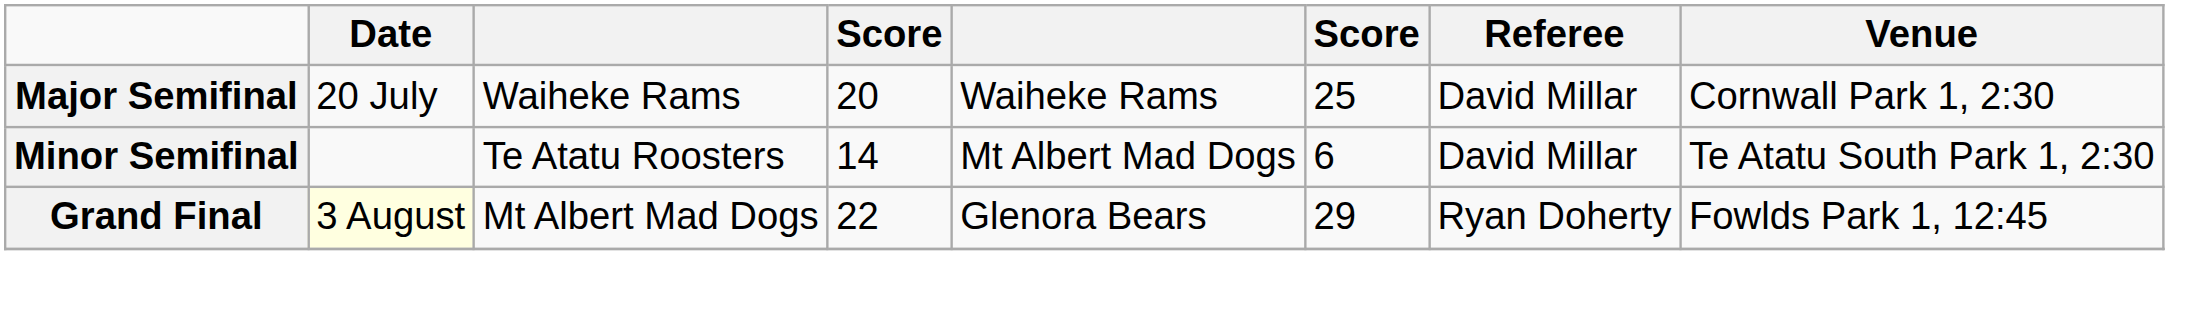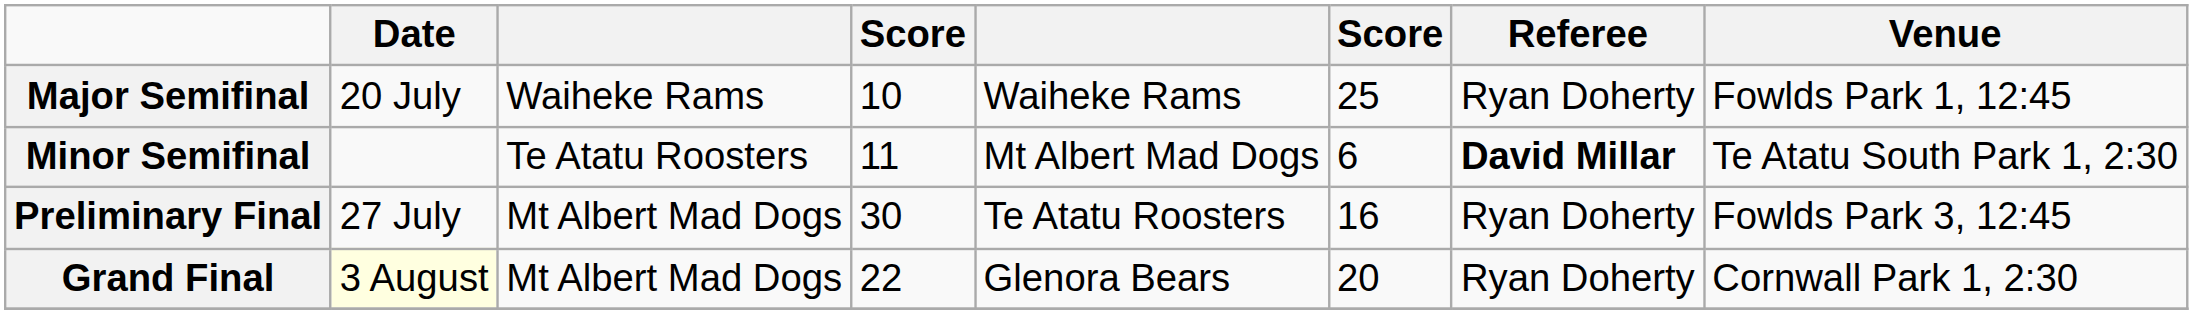(858, 95) 20 -> (881, 95) 10
(1537, 95) David Millar -> (1578, 95) Ryan Doherty
(1872, 95) Cornwall Park 1, 2:30 -> (1892, 95) Fowlds Park 1, 12:45
(858, 156) 14 -> (880, 156) 11
(1537, 156) normal -> (1568, 156) bold
+ row: (168, 216)
(1335, 216) 29 -> (1358, 277) 20
(1869, 216) Fowlds Park 1, 12:45 -> (1895, 277) Cornwall Park 1, 2:30
